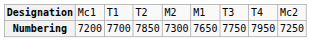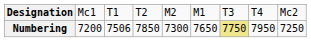(119, 29) 7700 -> (119, 29) 7506
(234, 29) no background -> (234, 29) khaki background
